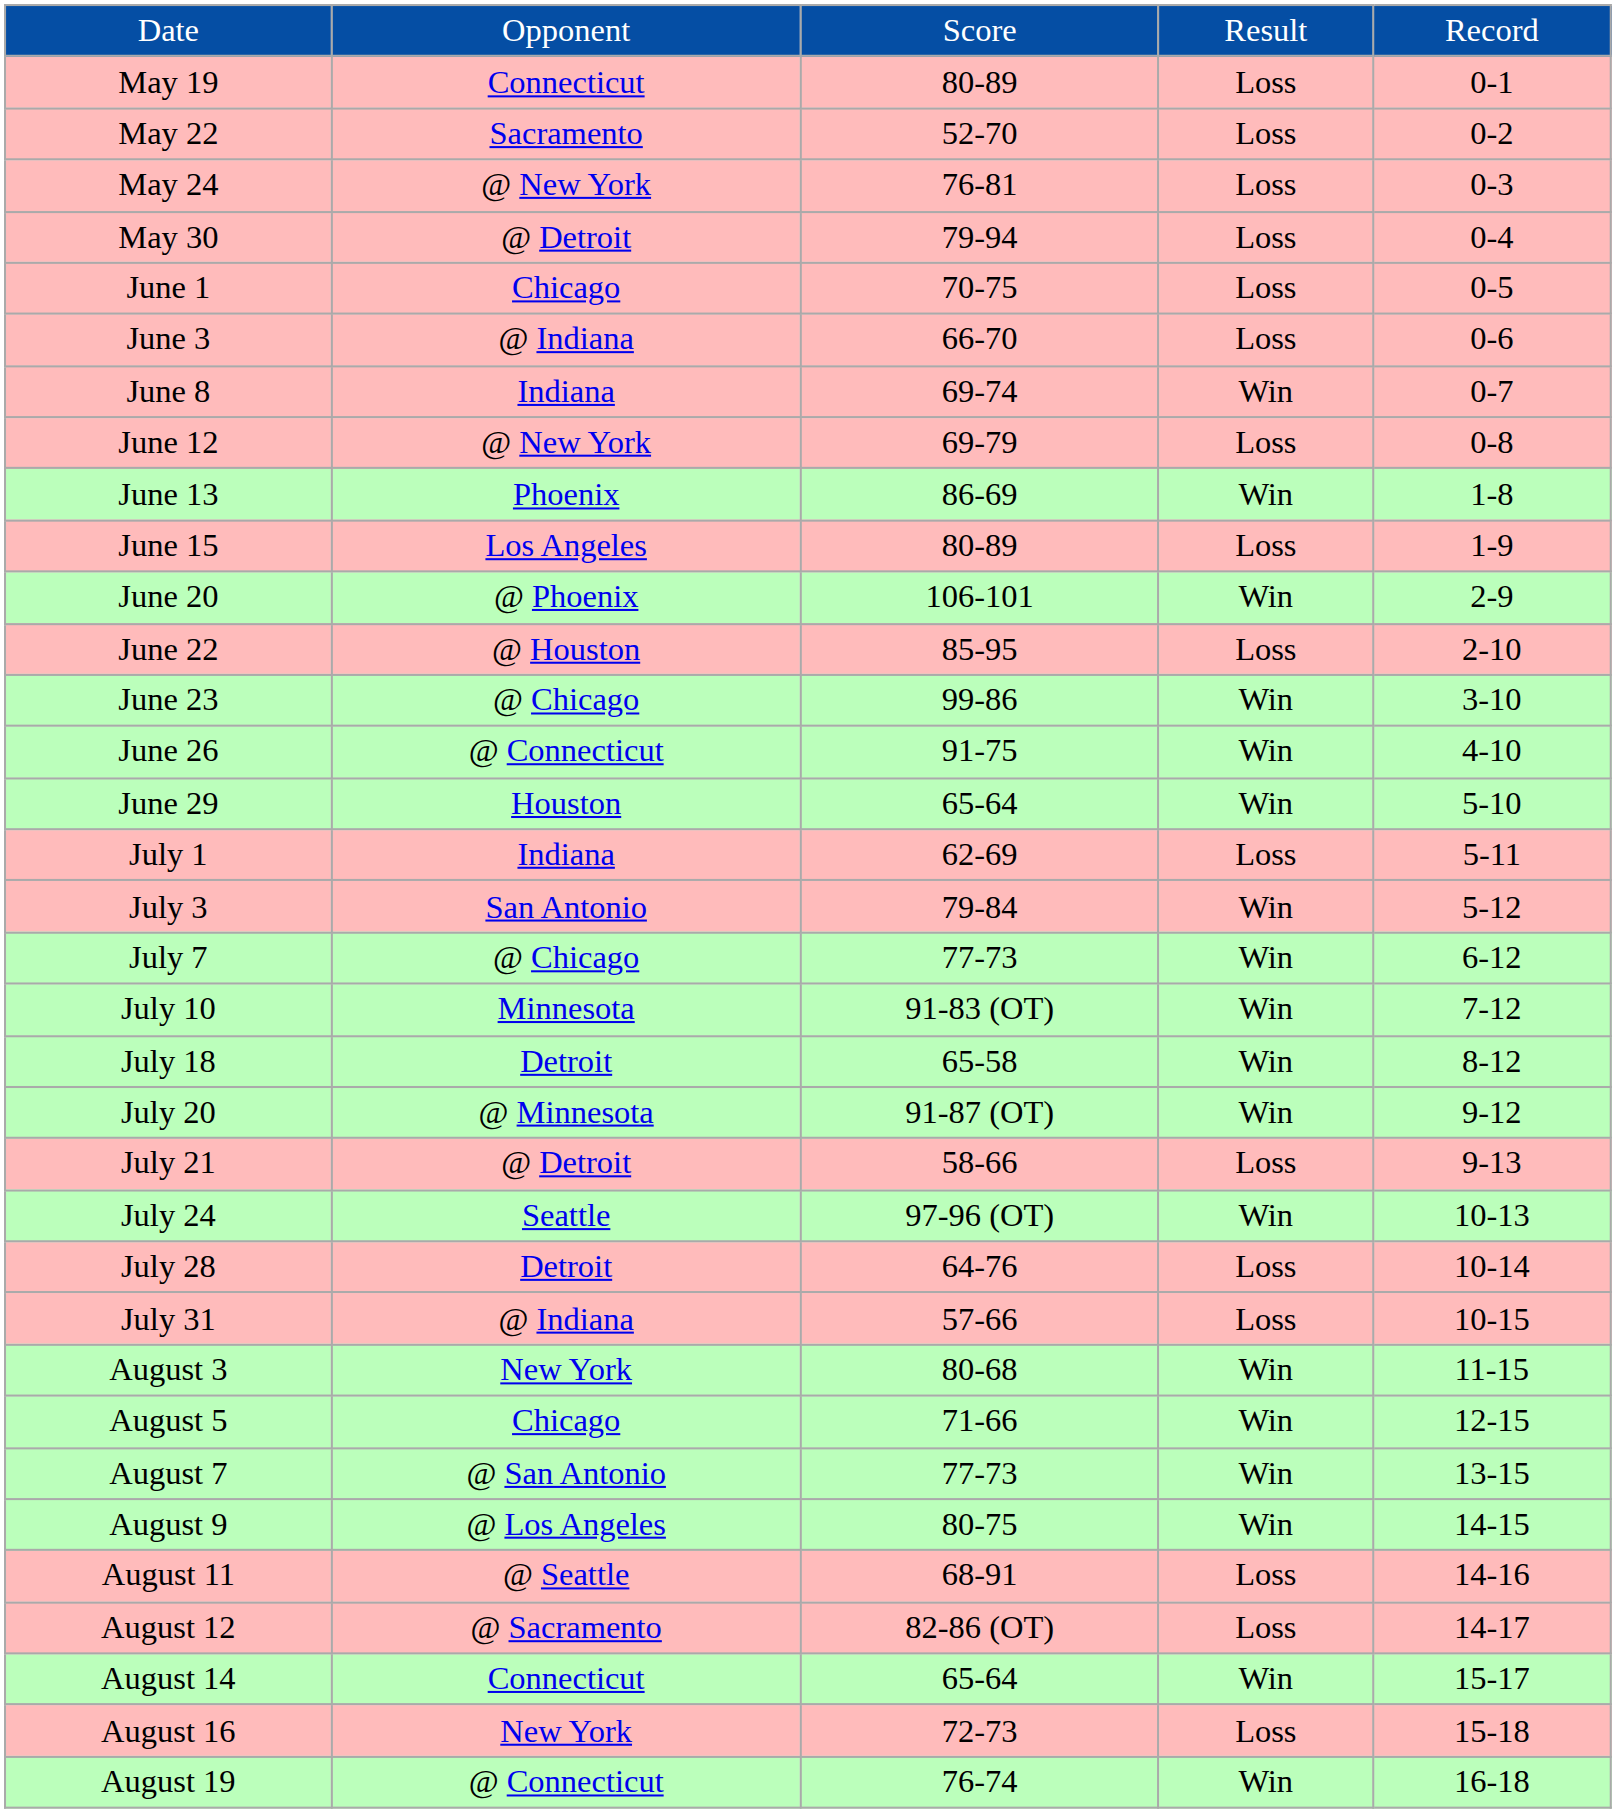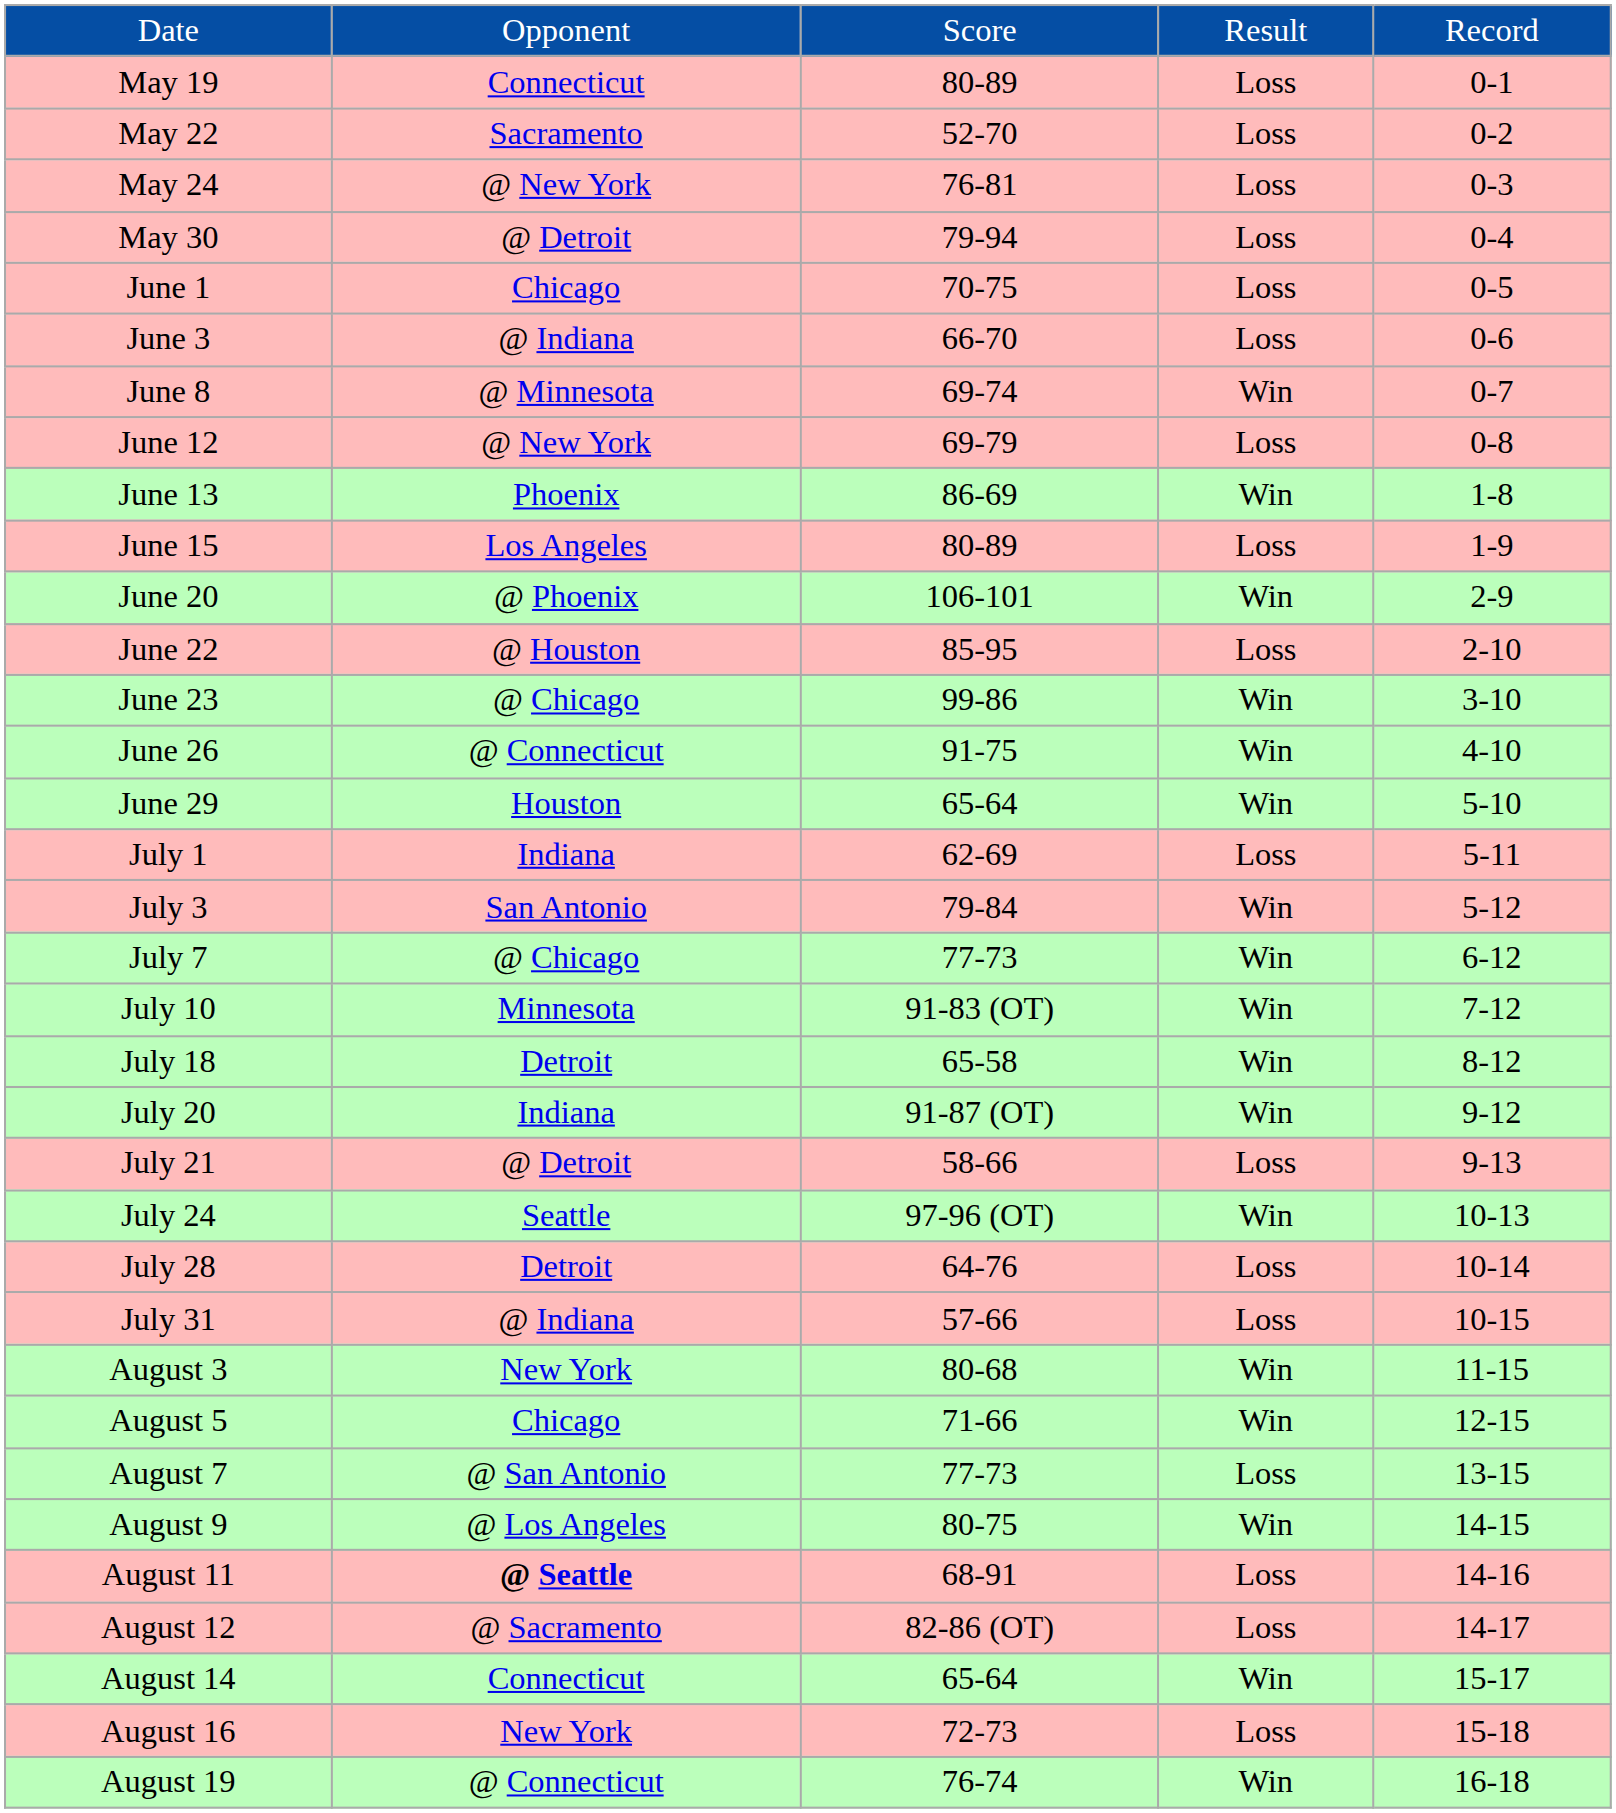(566, 390) Indiana -> (566, 390) @ Minnesota
(566, 1111) @ Minnesota -> (566, 1111) Indiana
(1266, 1472) Win -> (1266, 1472) Loss
(566, 1575) normal -> (566, 1575) bold
